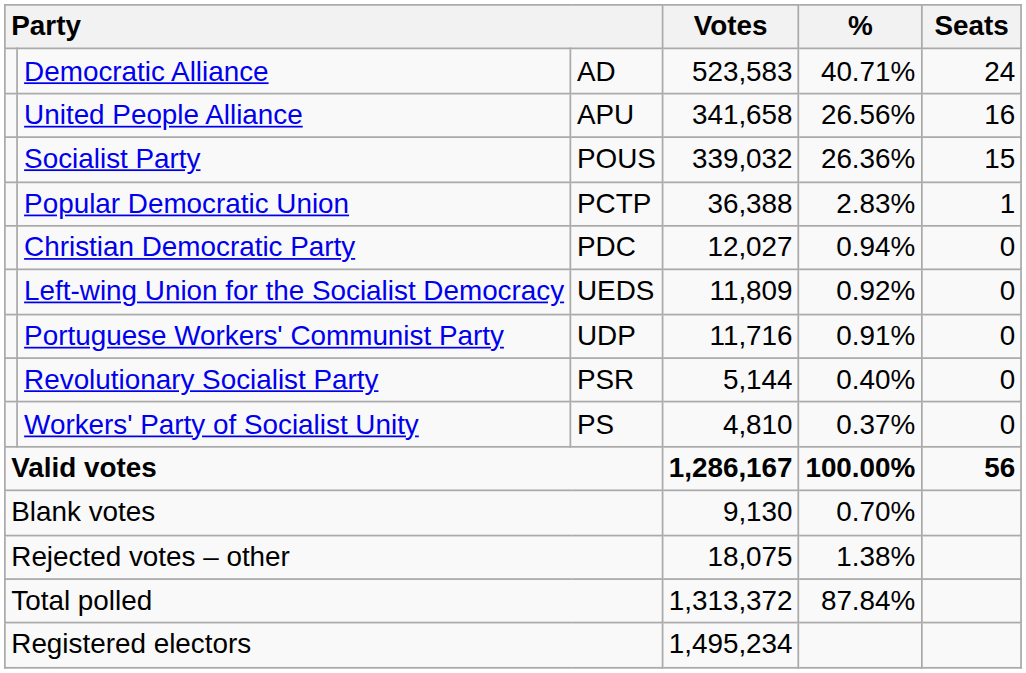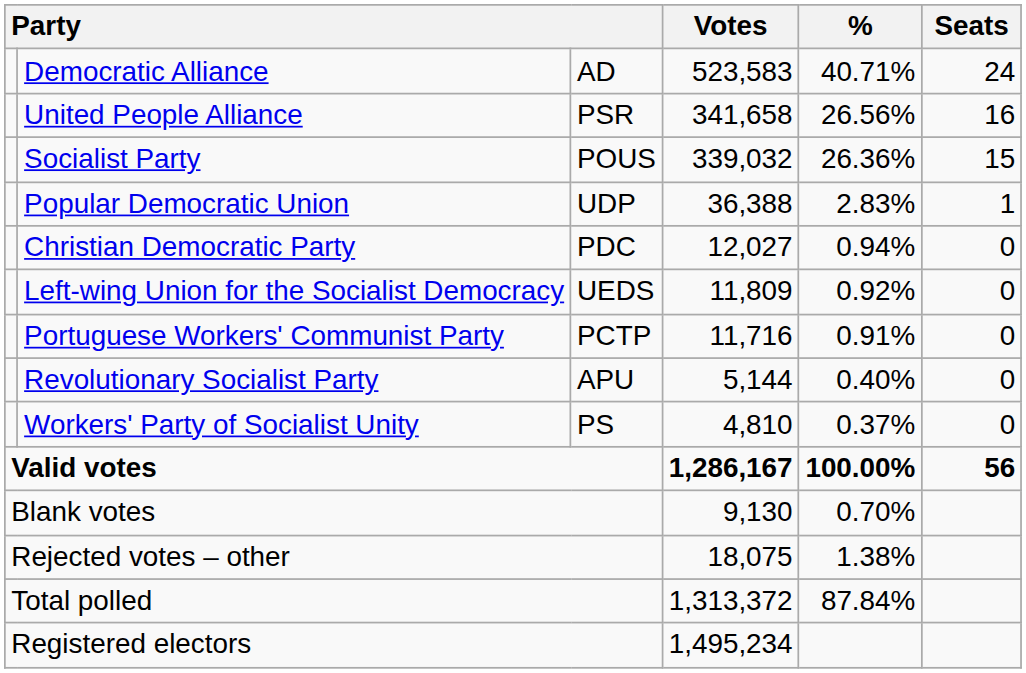(606, 114) APU -> (606, 114) PSR
(614, 203) PCTP -> (606, 203) UDP
(606, 335) UDP -> (614, 335) PCTP
(606, 379) PSR -> (606, 379) APU
